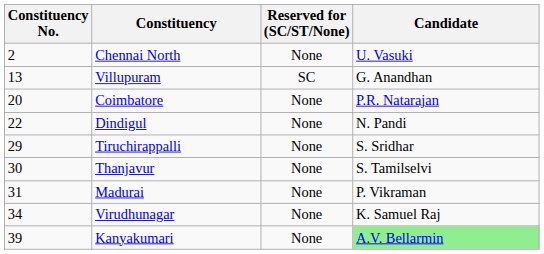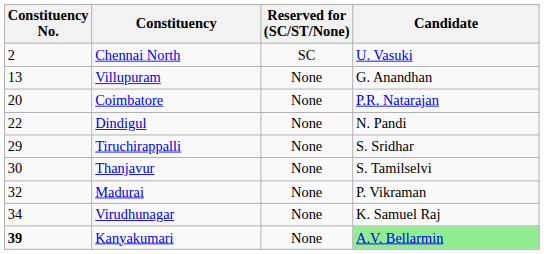(307, 54) None -> (307, 54) SC
(307, 77) SC -> (307, 77) None
(15, 191) 31 -> (15, 191) 32
(15, 237) normal -> (15, 237) bold
